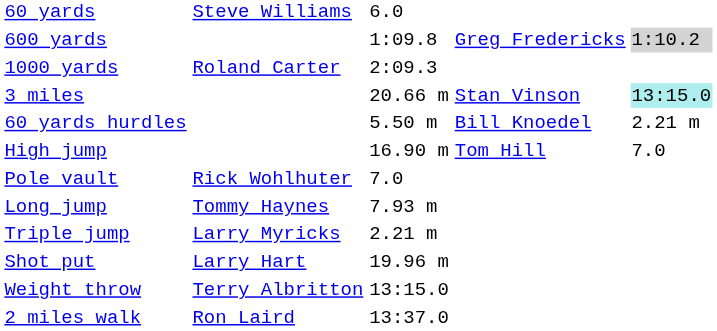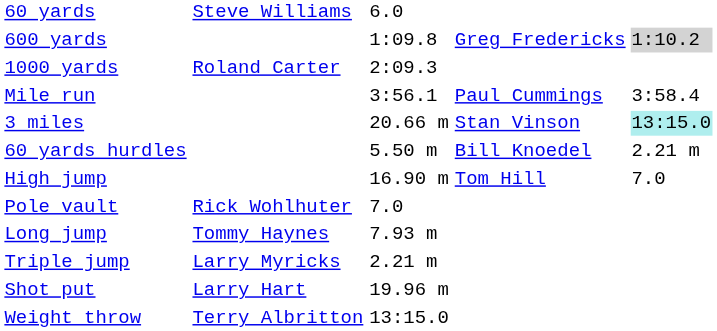+ row: (50, 96)
- row: (73, 317)
